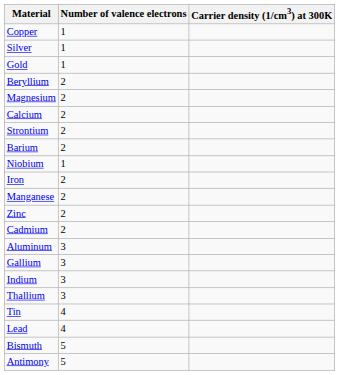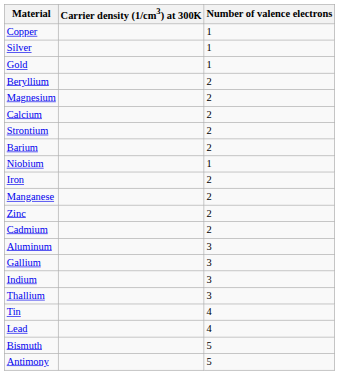columns swapped: (124, 14) <-> (262, 14)
